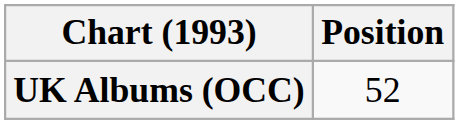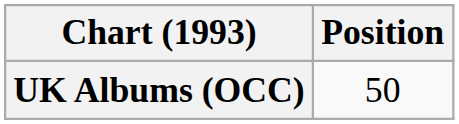(383, 89) 52 -> (383, 89) 50
